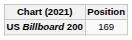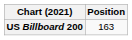(106, 27) 169 -> (106, 27) 163
